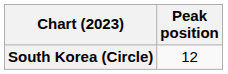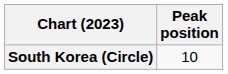(190, 57) 12 -> (190, 57) 10
